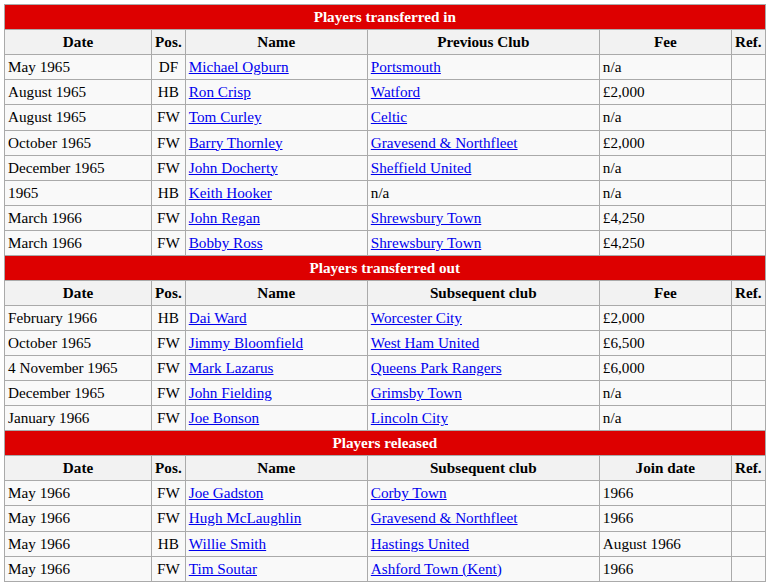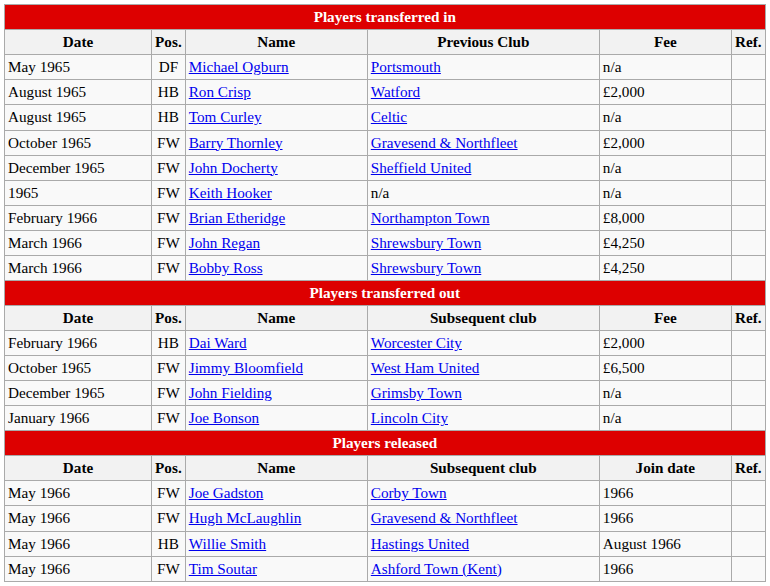(168, 117) FW -> (168, 117) HB
(168, 192) HB -> (168, 192) FW
+ row: (237, 217)
- row: (231, 368)
